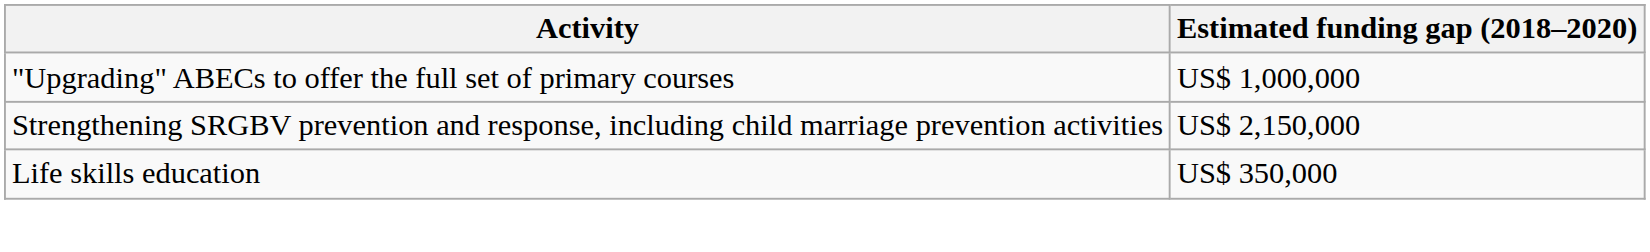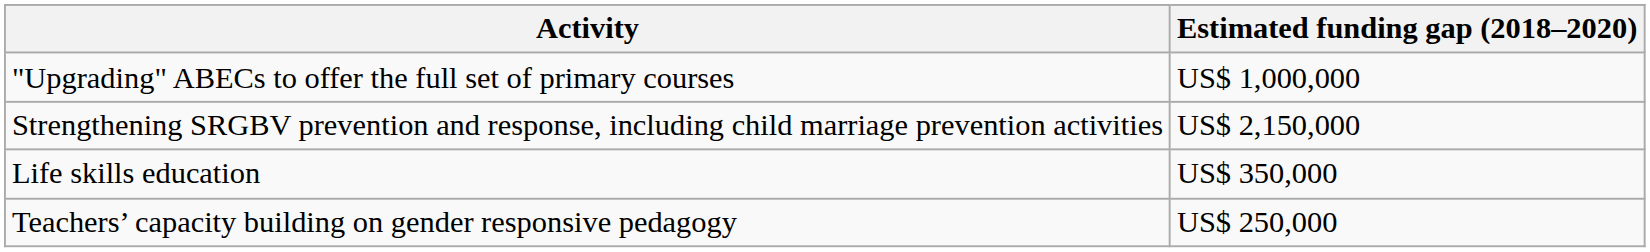+ row: (374, 221)
